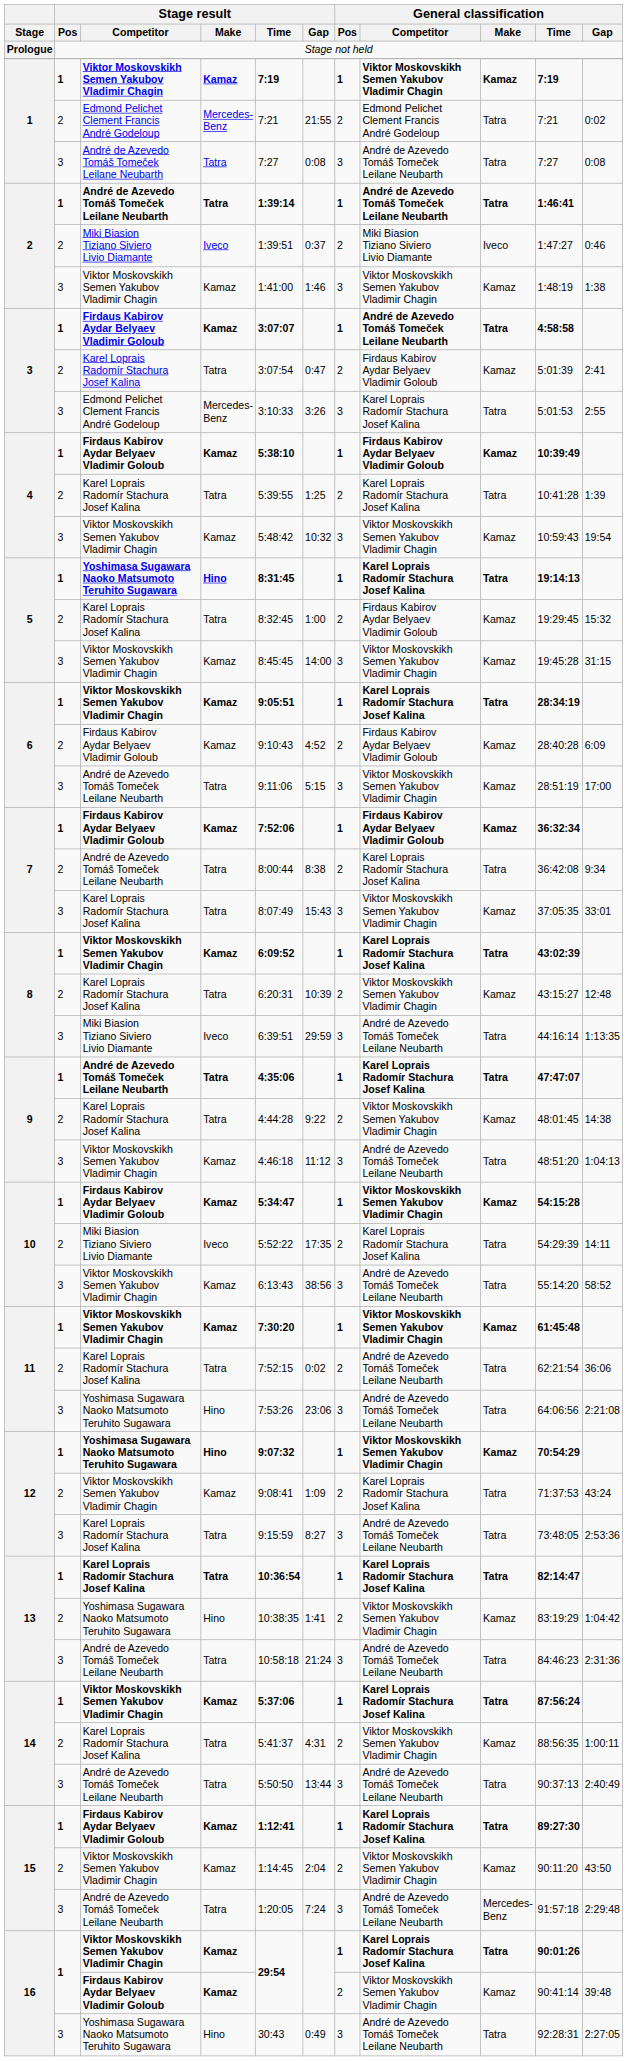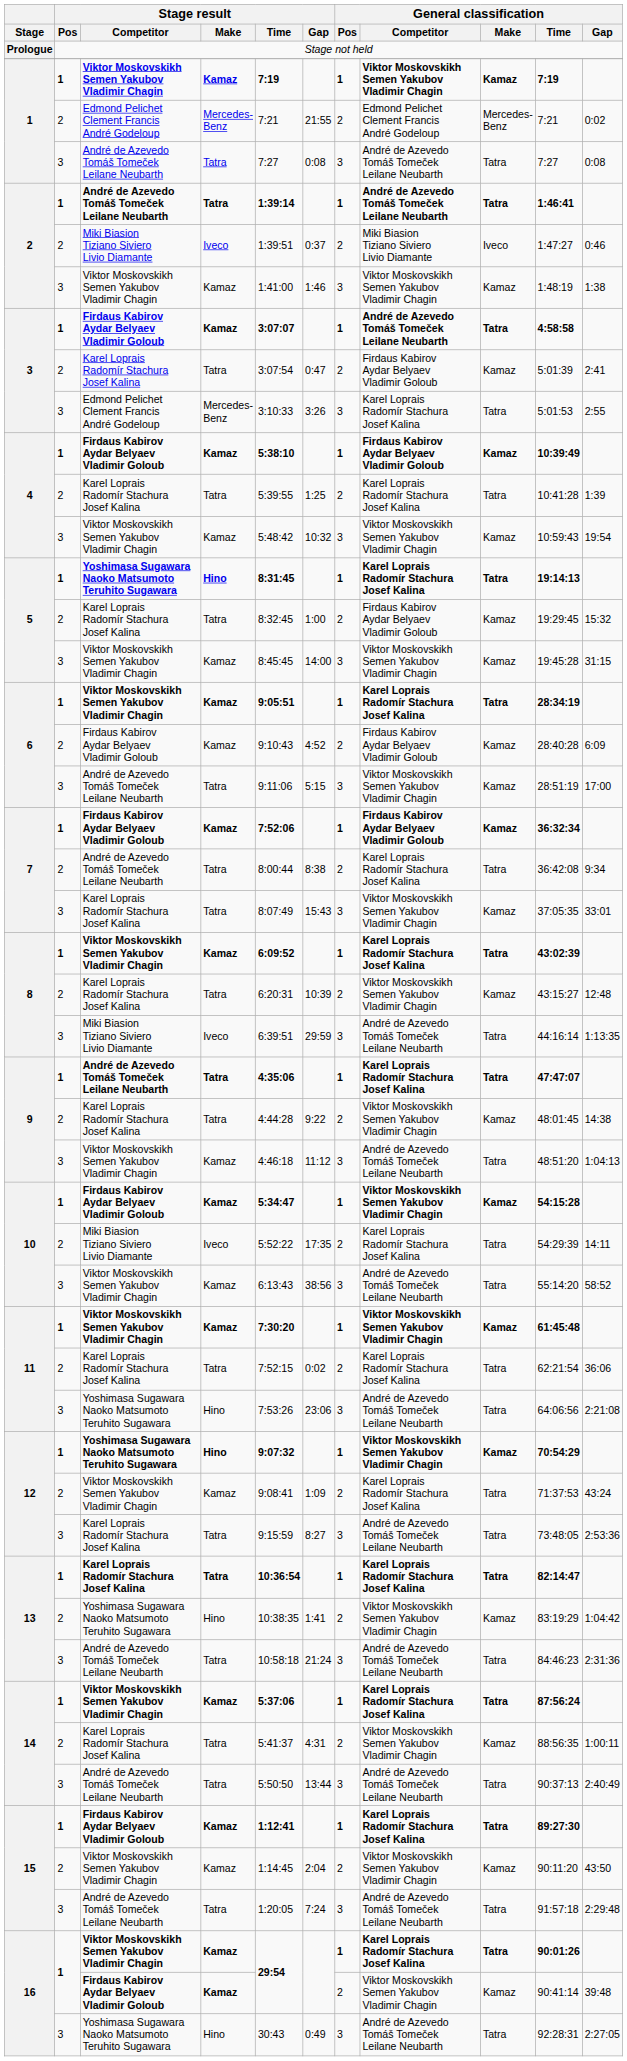(495, 120) Tatra -> (508, 120) Mercedes-Benz
(406, 1368) André de Azevedo Tomáš Tomeček Leilane Neubarth -> (405, 1368) Karel Loprais Radomír Stachura Josef Kalina
(508, 1909) Mercedes-Benz -> (495, 1909) Tatra
